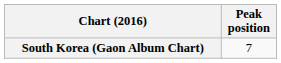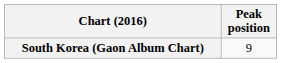(249, 48) 7 -> (249, 48) 9
